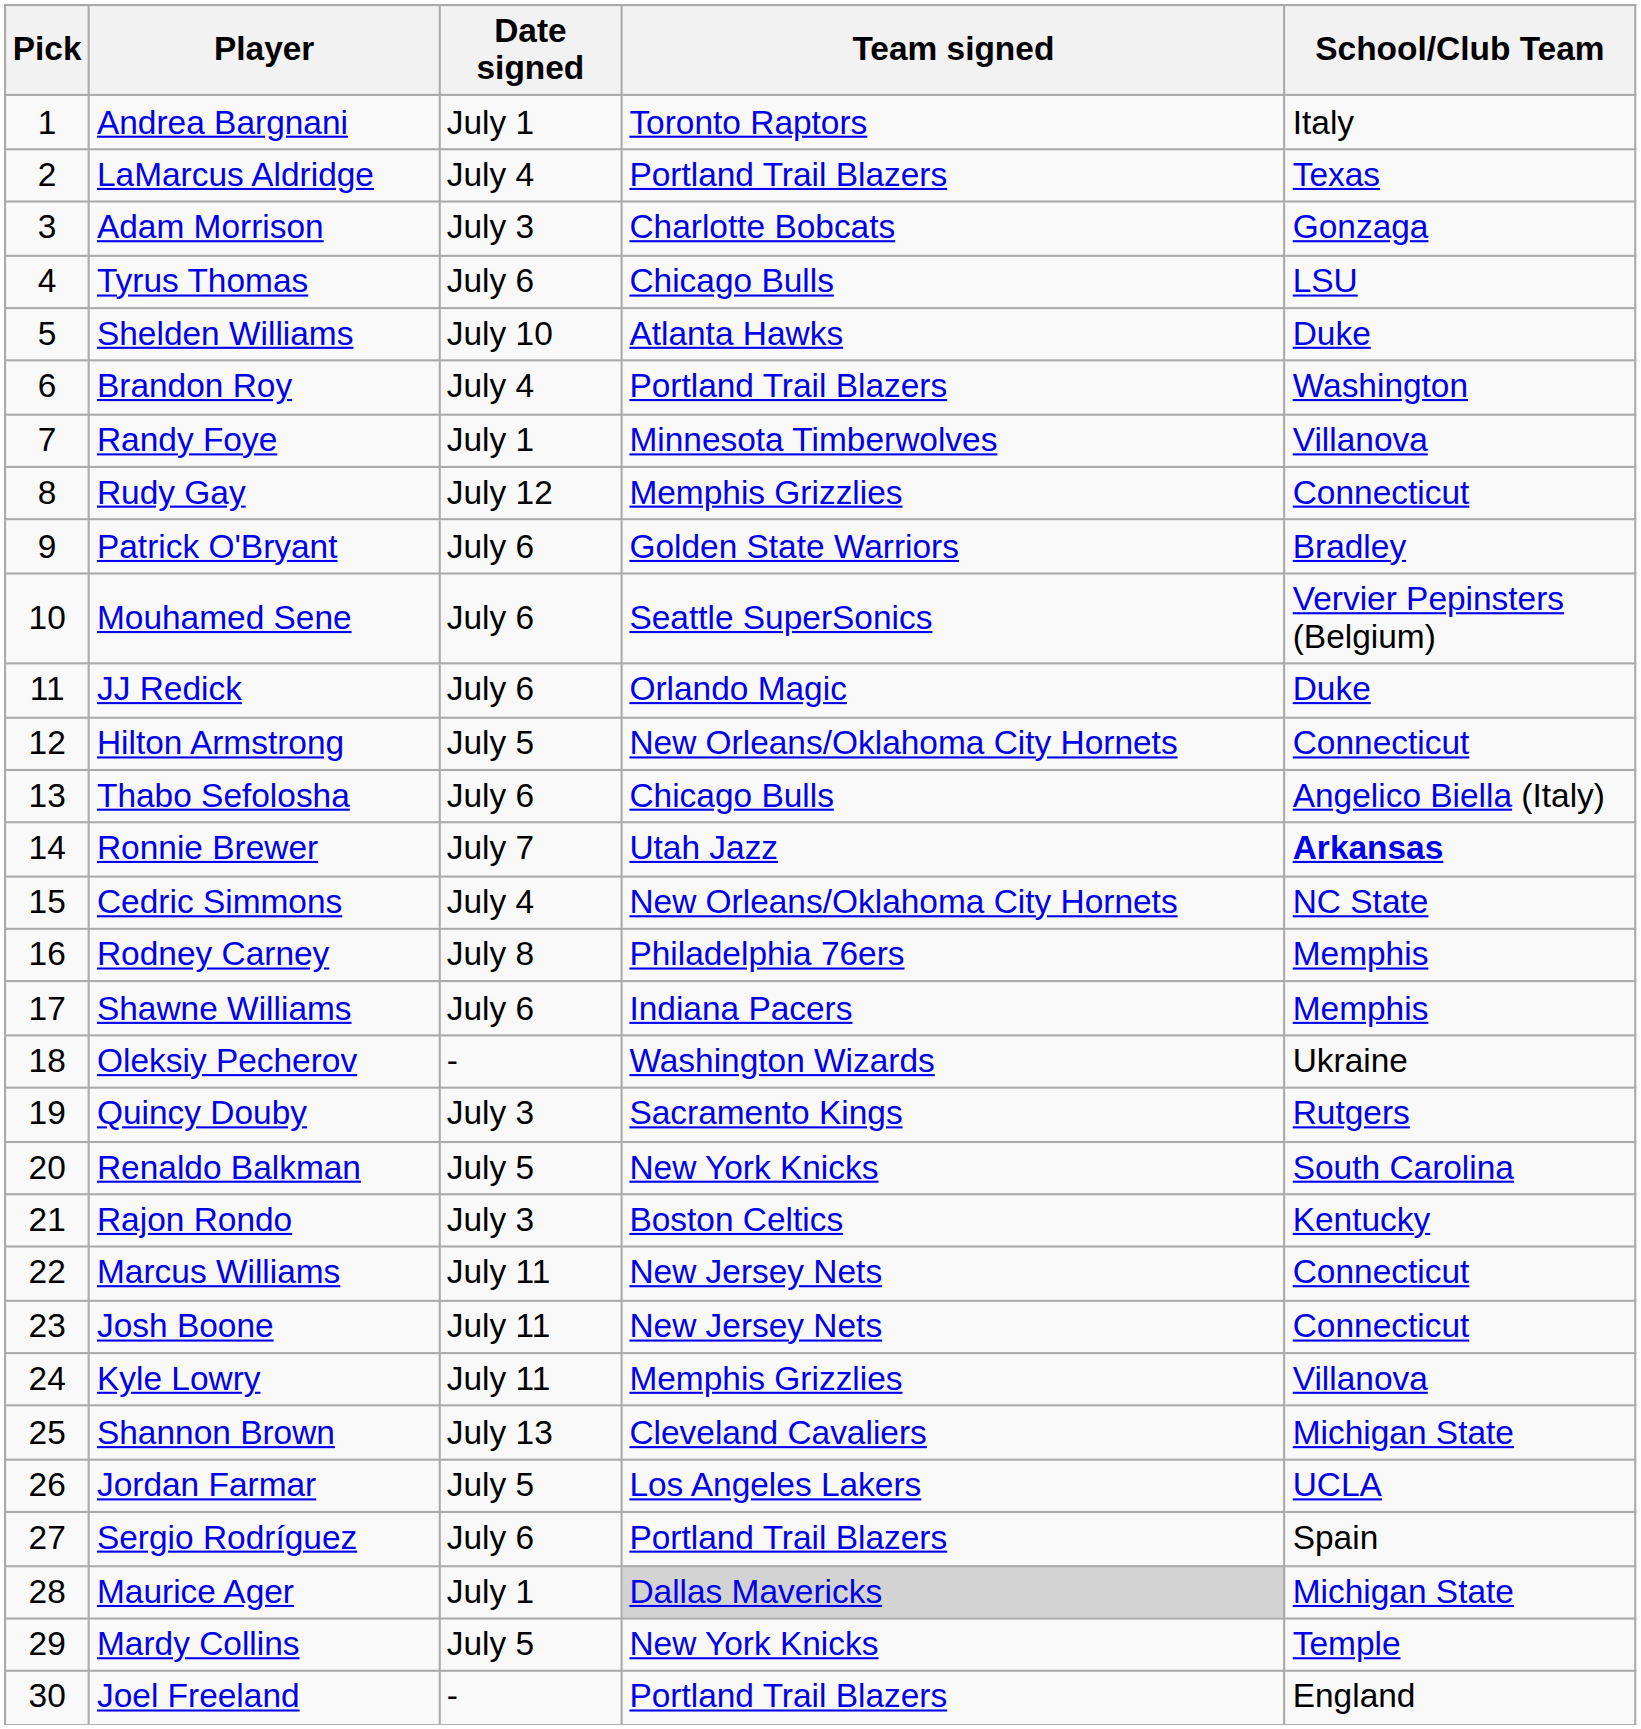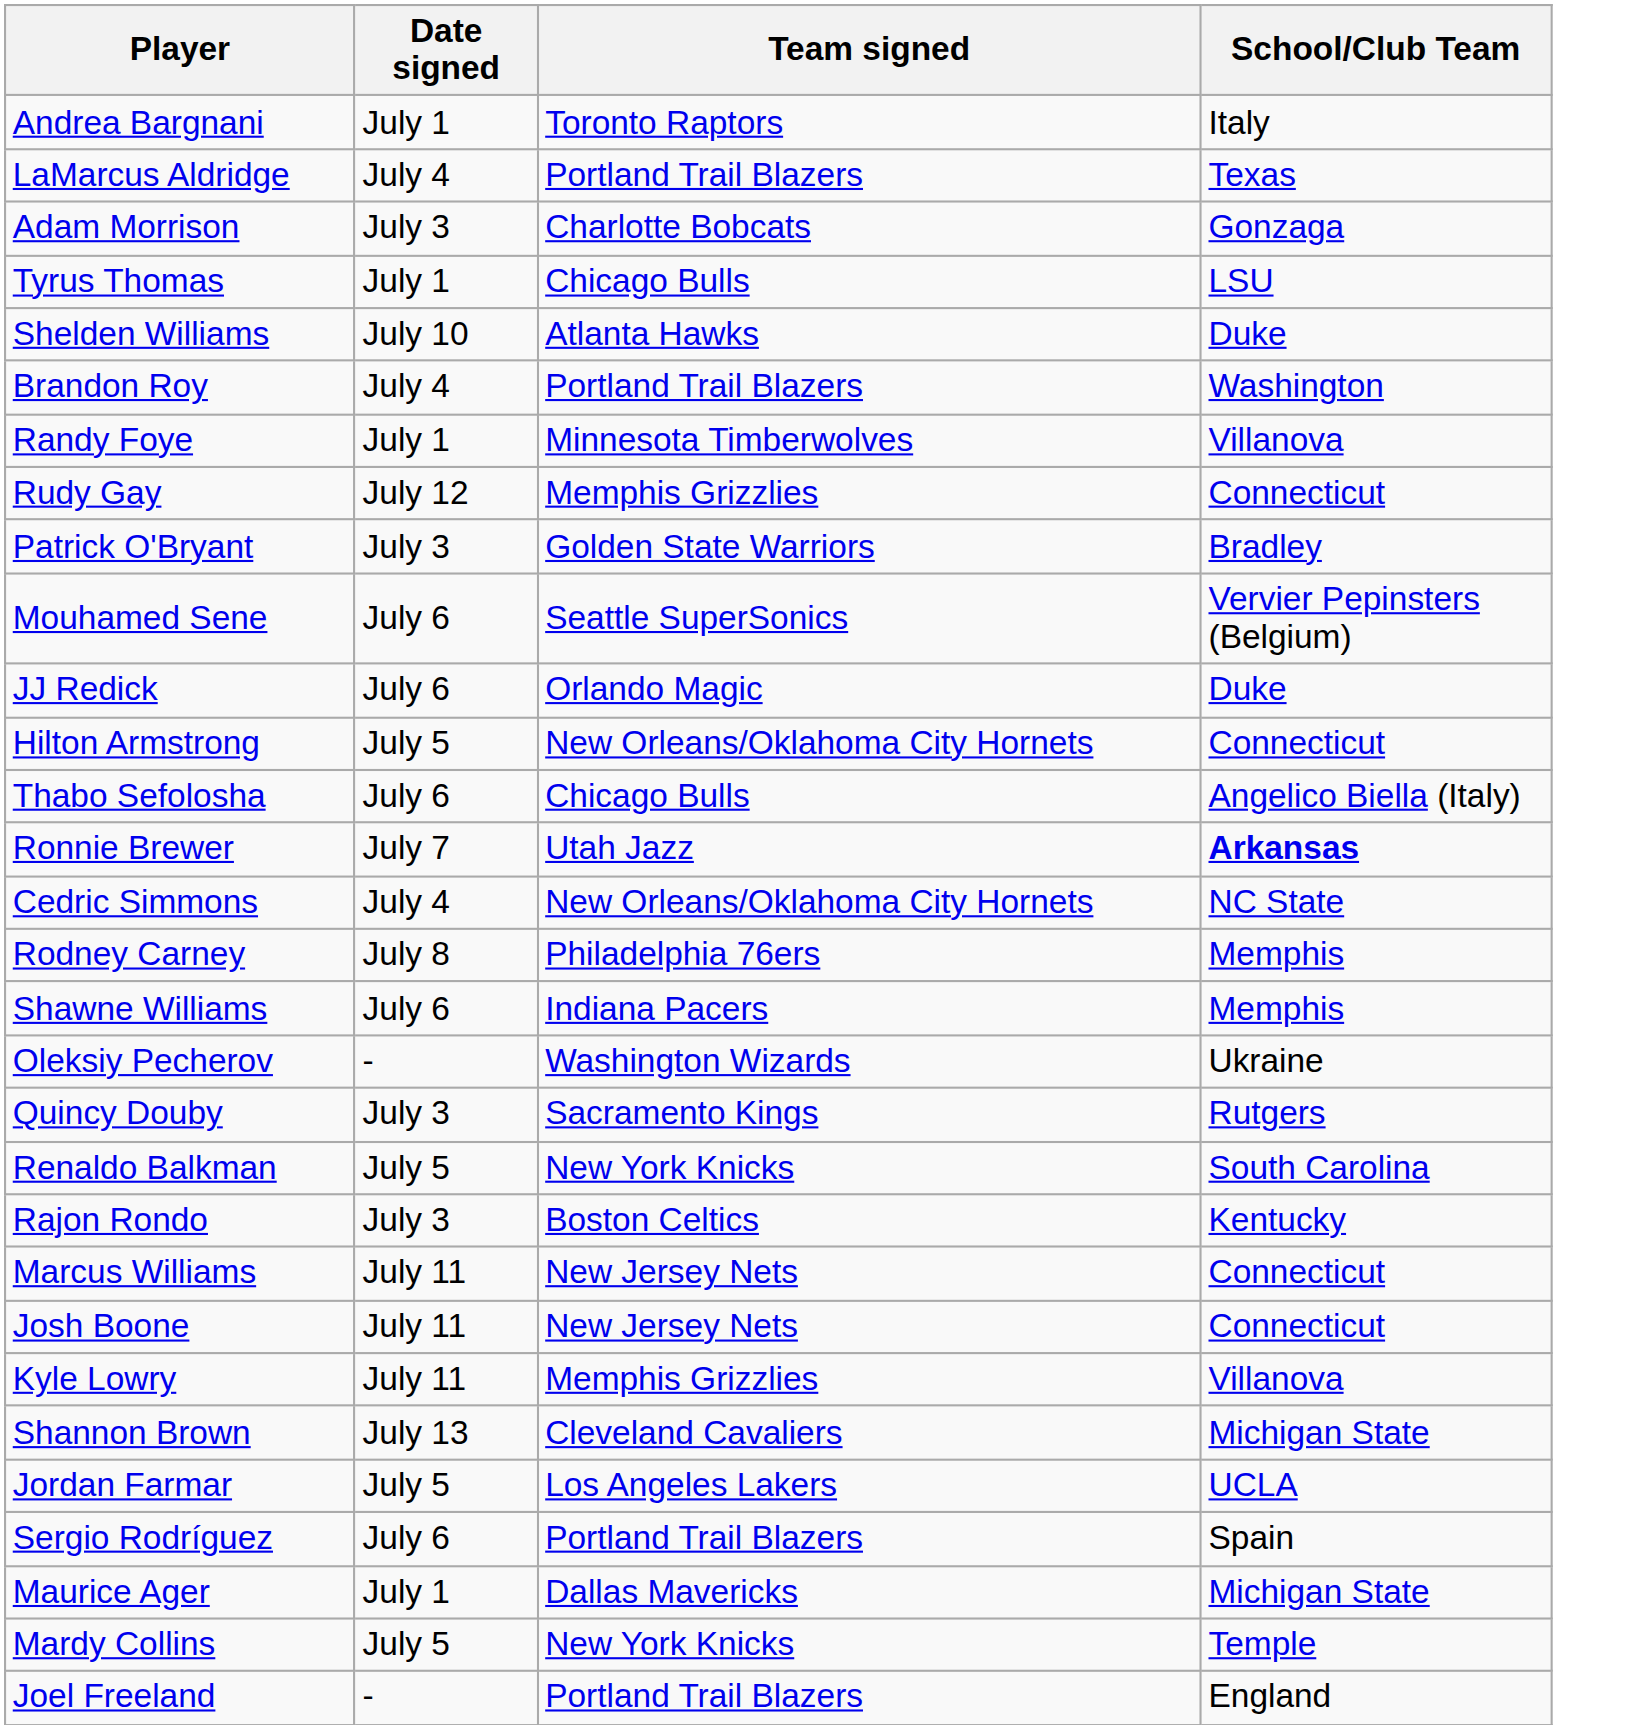- column: (47, 49)
(490, 280) July 6 -> (406, 280) July 1
(490, 545) July 6 -> (406, 545) July 3
(756, 1591) lightgrey background -> (672, 1591) no background
